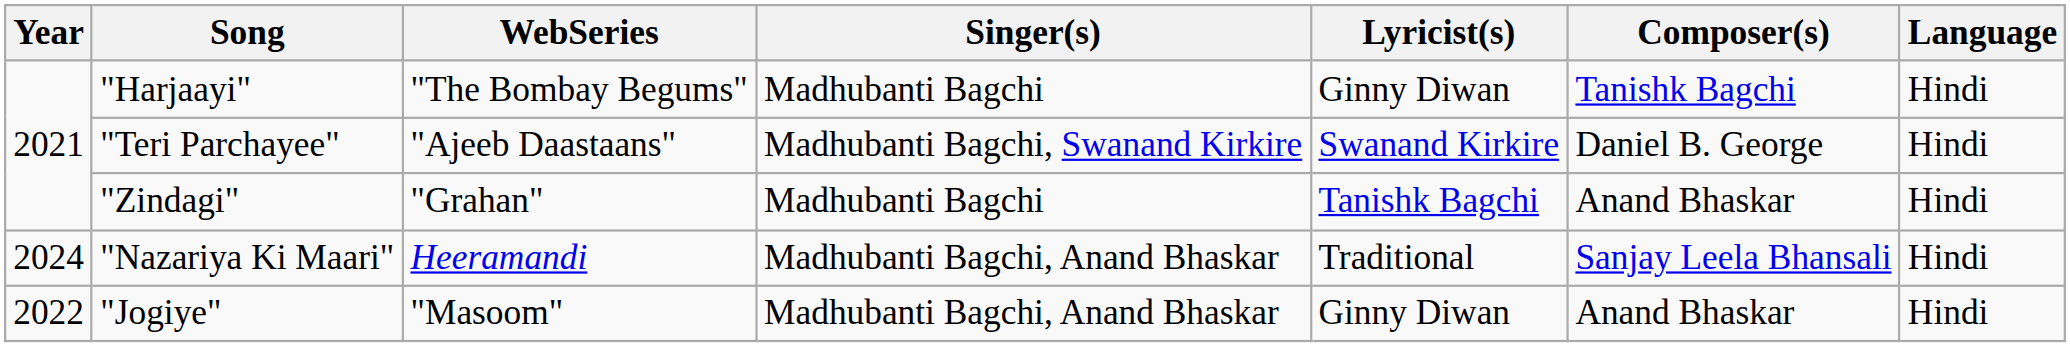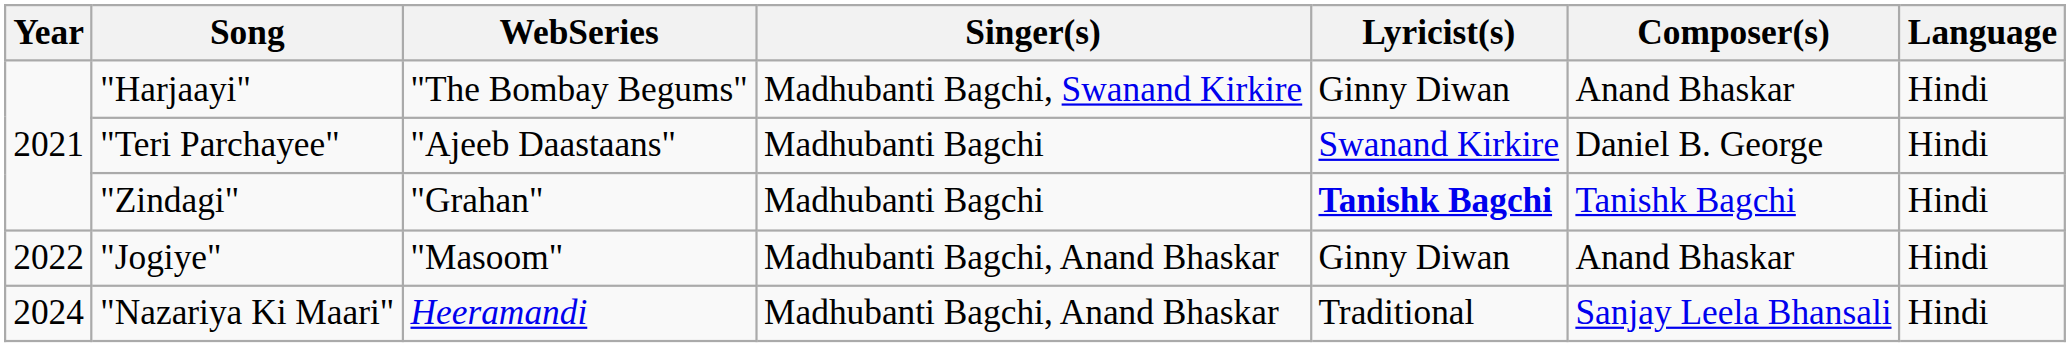(904, 88) Madhubanti Bagchi -> (1033, 88) Madhubanti Bagchi, Swanand Kirkire
(1686, 88) Tanishk Bagchi -> (1685, 88) Anand Bhaskar
(1033, 144) Madhubanti Bagchi, Swanand Kirkire -> (904, 144) Madhubanti Bagchi
(1429, 200) normal -> (1435, 200) bold
(1685, 200) Anand Bhaskar -> (1686, 200) Tanishk Bagchi
rows swapped: (161, 312) <-> (247, 256)
